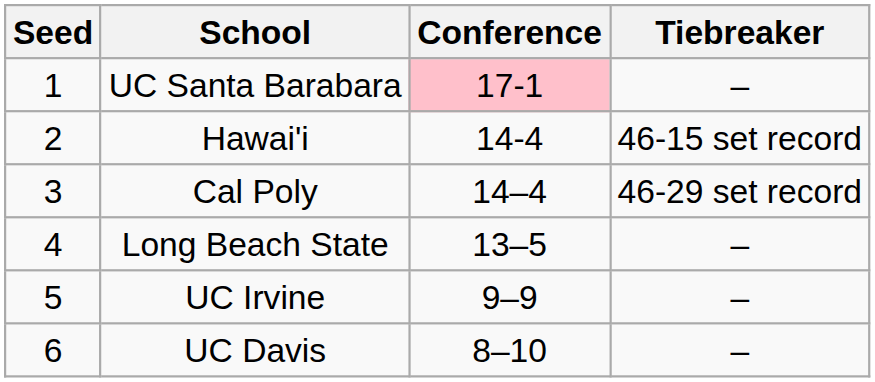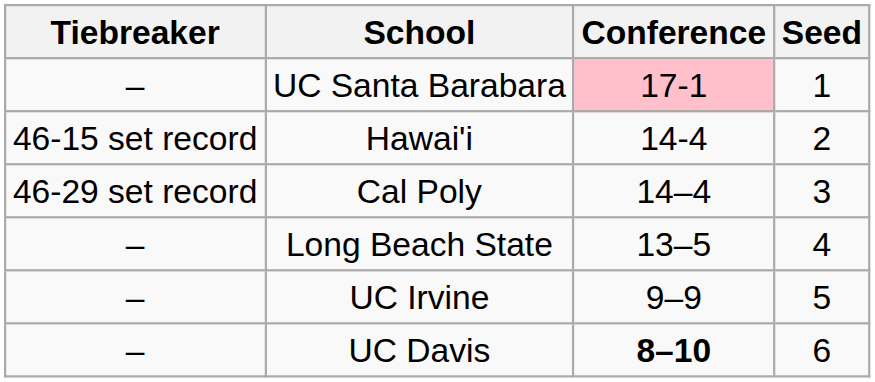columns swapped: (53, 32) <-> (740, 32)
(510, 351) normal -> (674, 351) bold
